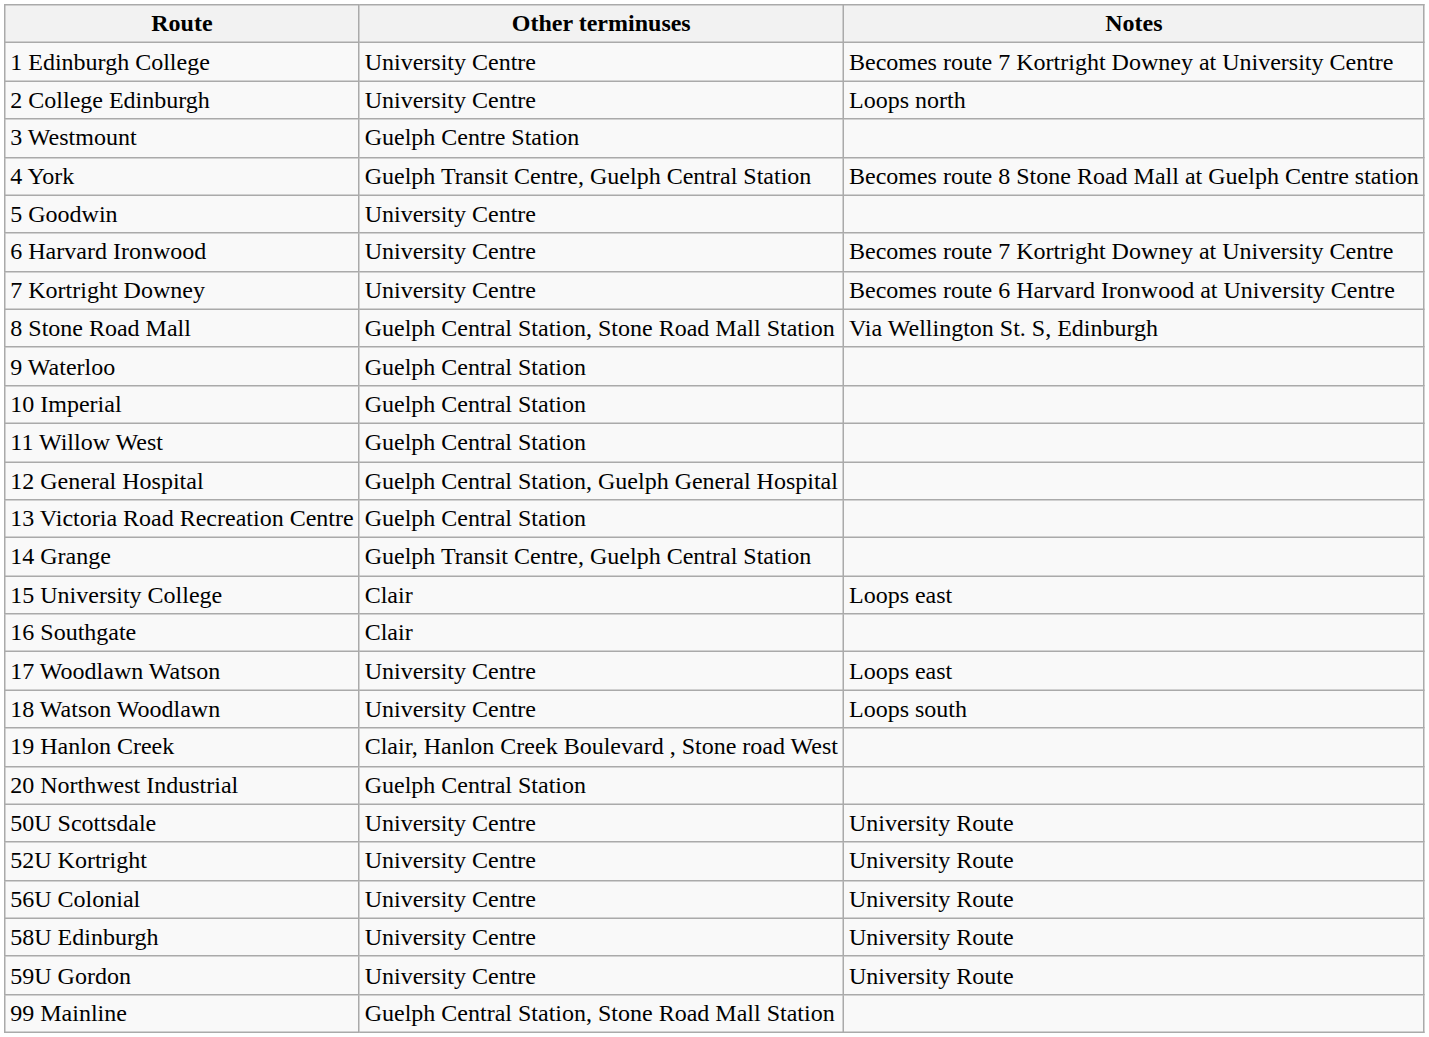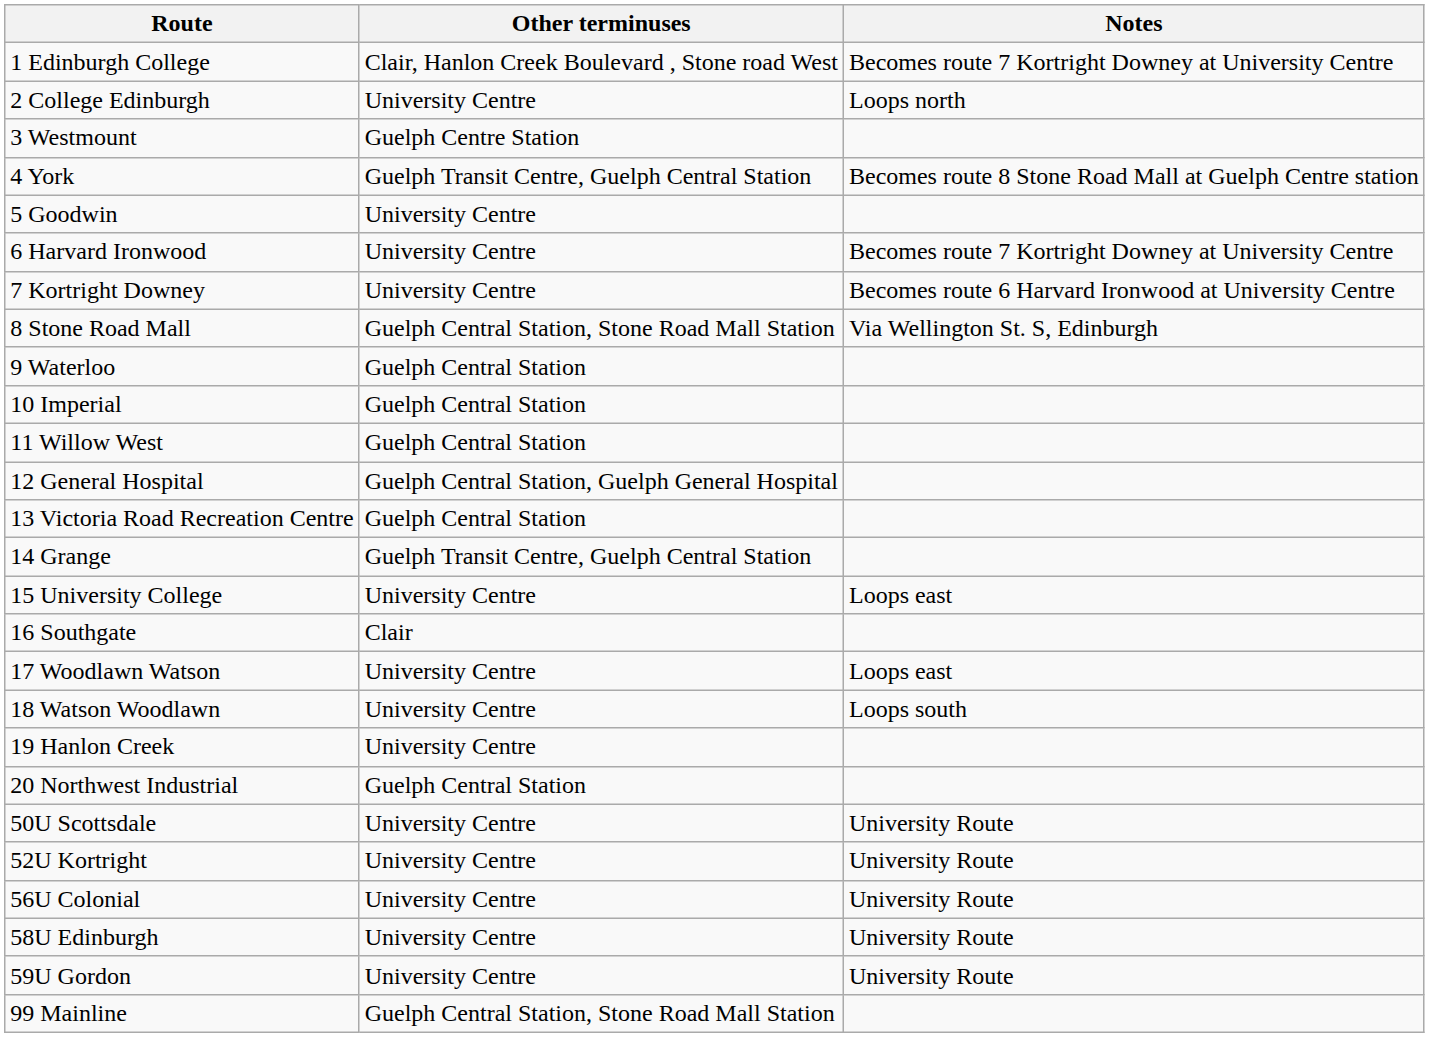(450, 61) University Centre -> (601, 61) Clair, Hanlon Creek Boulevard , Stone road West
(389, 594) Clair -> (450, 594) University Centre
(601, 746) Clair, Hanlon Creek Boulevard , Stone road West -> (450, 746) University Centre
